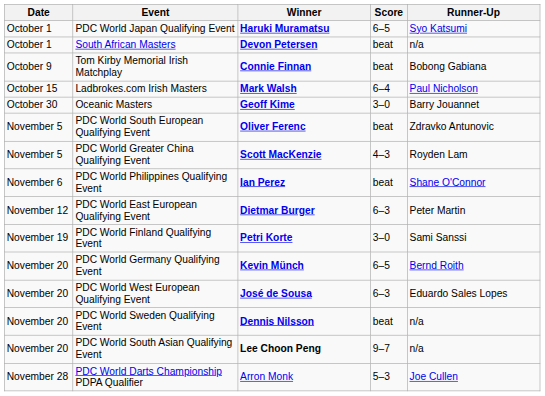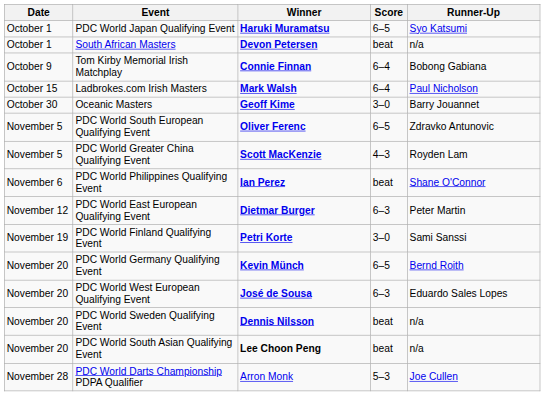(383, 67) beat -> (381, 67) 6–4
(383, 127) beat -> (381, 127) 6–5
(381, 349) 9–7 -> (383, 349) beat
